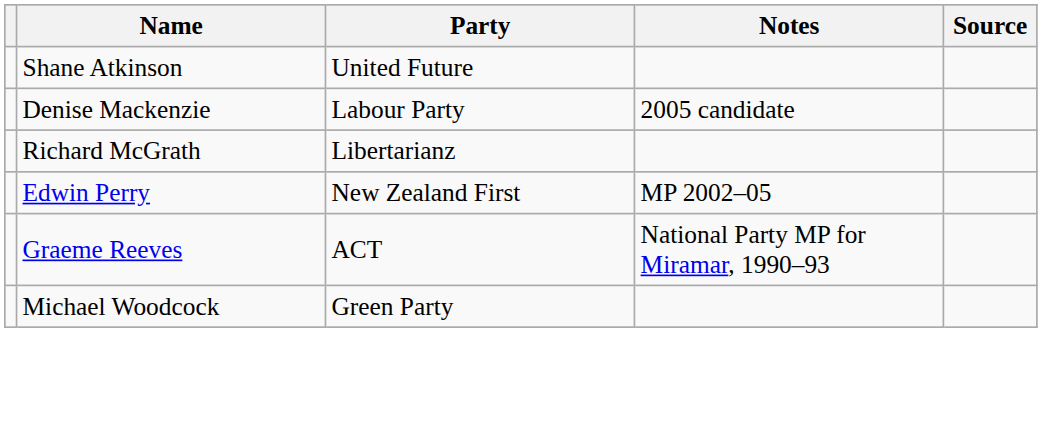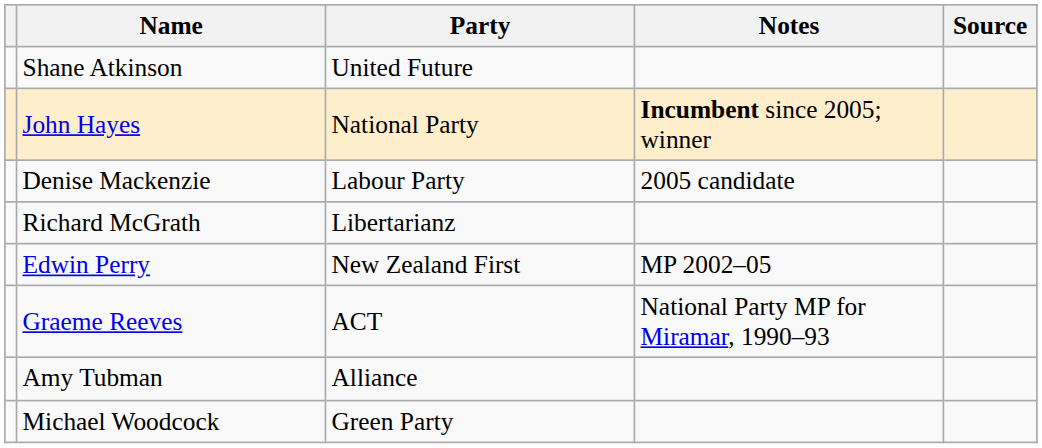+ row: (81, 124)
+ row: (93, 378)
